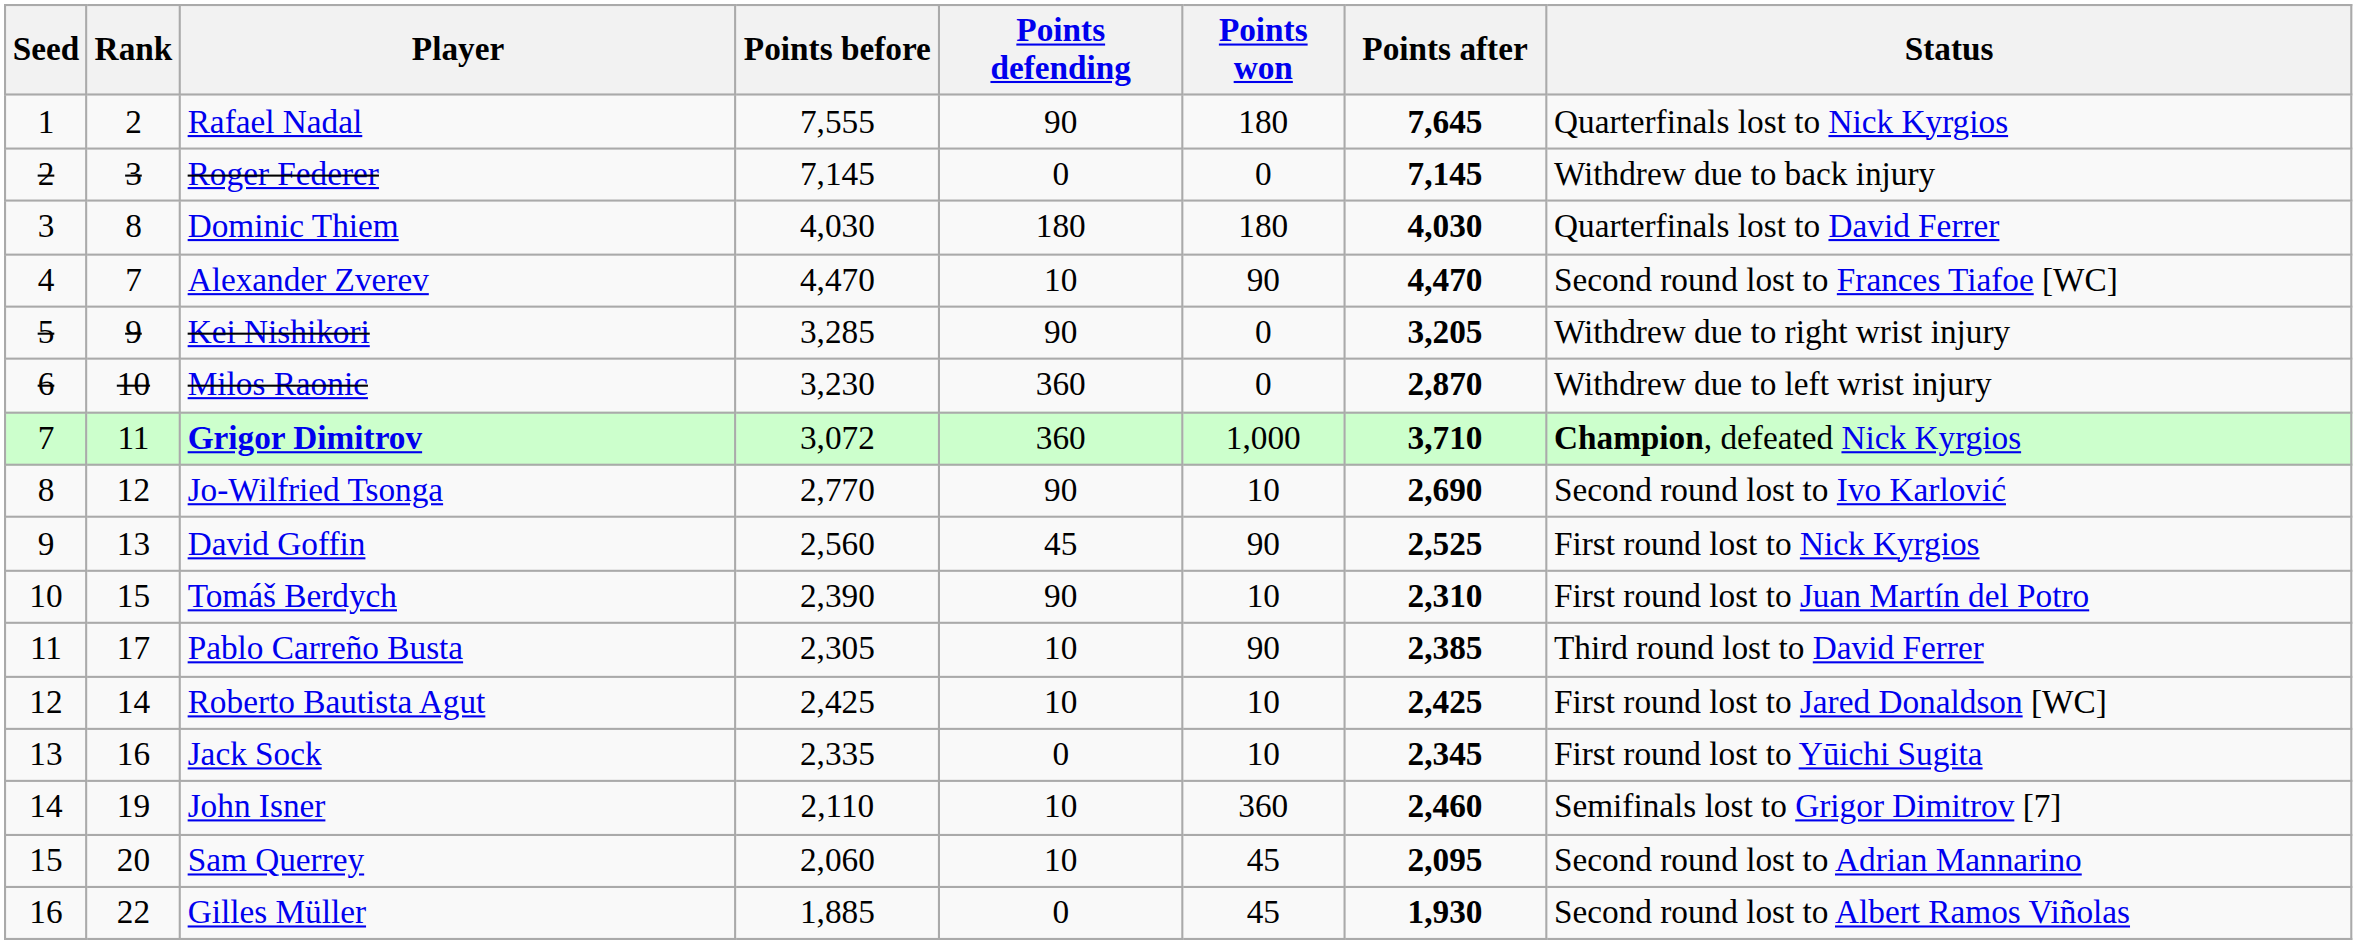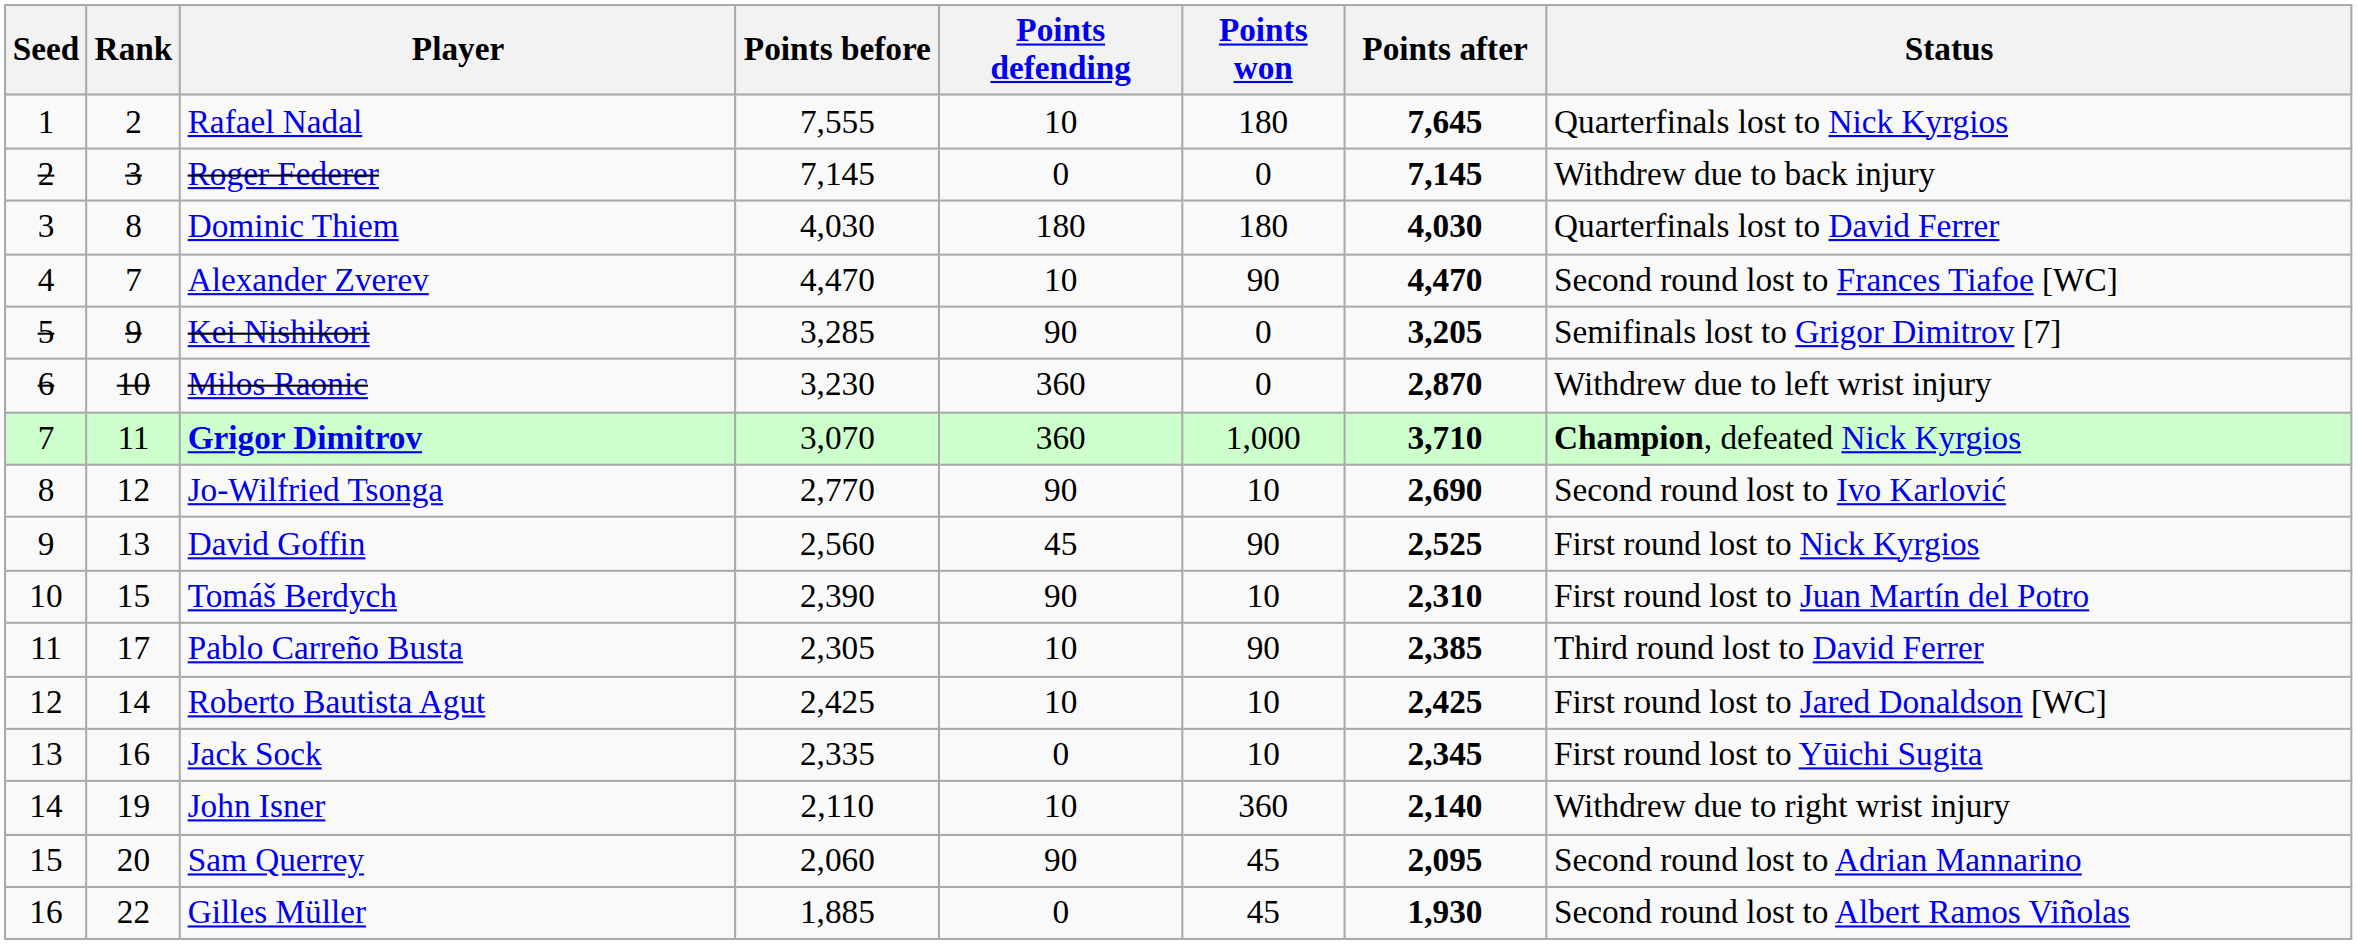(1061, 121) 90 -> (1061, 121) 10
(1782, 332) Withdrew due to right wrist injury -> (1808, 332) Semifinals lost to Grigor Dimitrov [7]
(837, 437) 3,072 -> (837, 437) 3,070
(1445, 807) 2,460 -> (1445, 807) 2,140
(1808, 807) Semifinals lost to Grigor Dimitrov [7] -> (1782, 807) Withdrew due to right wrist injury
(1061, 860) 10 -> (1061, 860) 90
